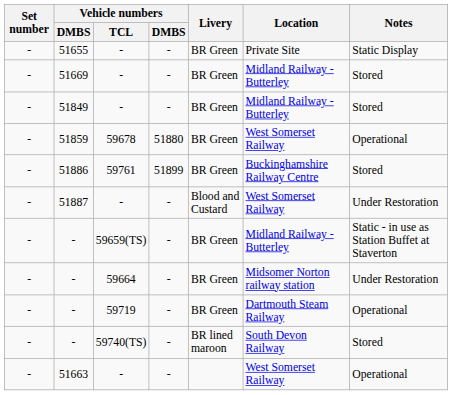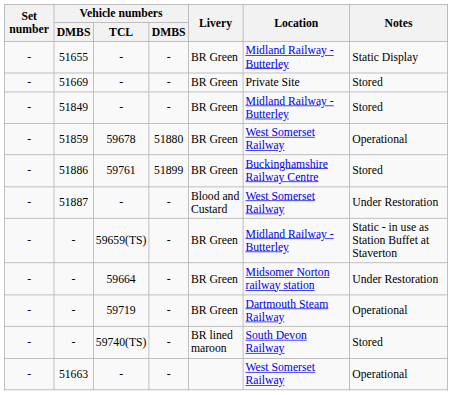(273, 50) Private Site -> (290, 57) Midland Railway - Butterley
(290, 75) Midland Railway - Butterley -> (273, 82) Private Site
